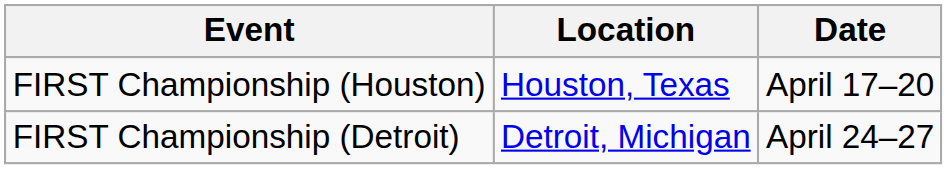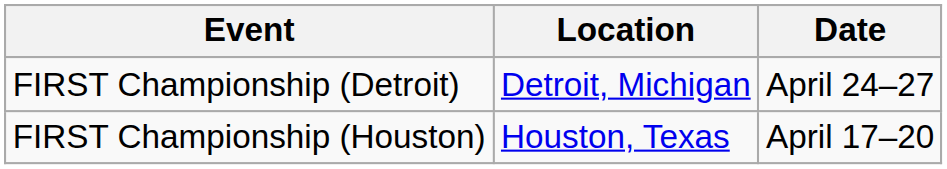rows swapped: (249, 83) <-> (236, 136)
